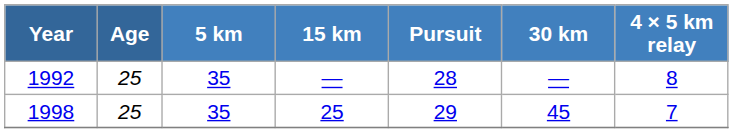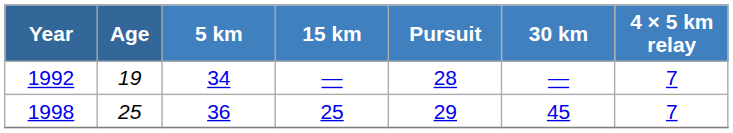(130, 78) 25 -> (130, 78) 19
(219, 78) 35 -> (219, 78) 34
(672, 78) 8 -> (672, 78) 7
(219, 111) 35 -> (219, 111) 36
